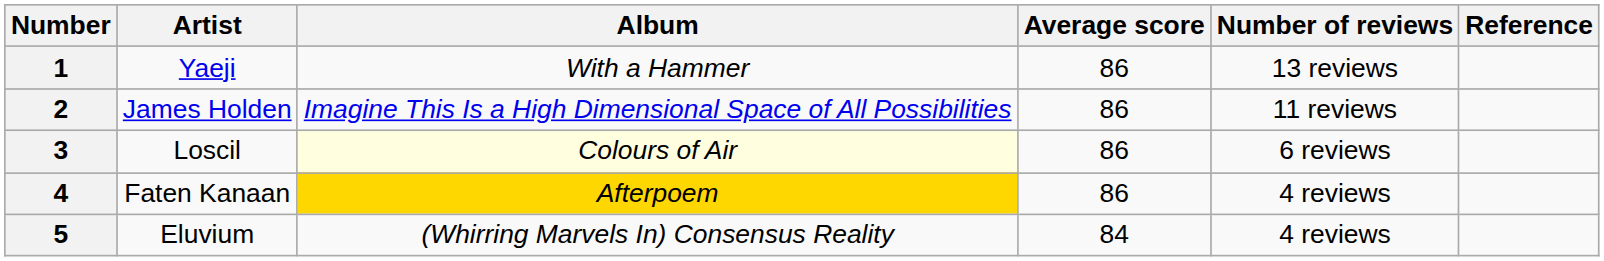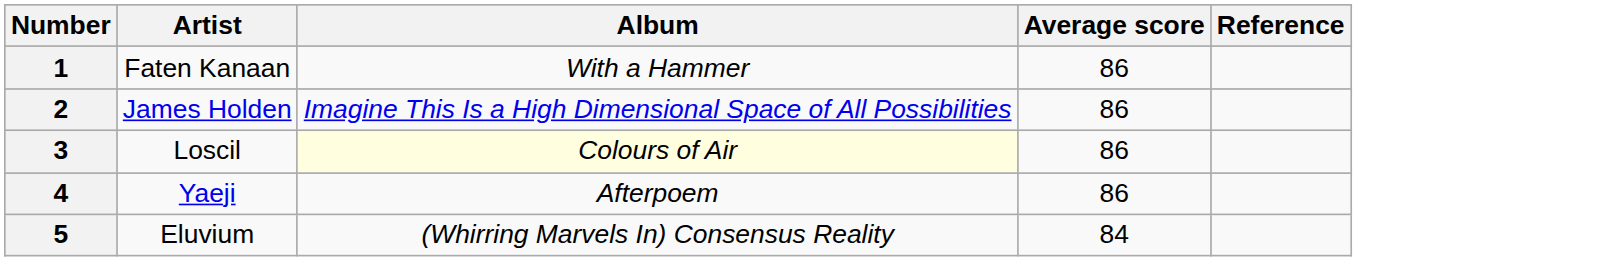- column: (1335, 25)
(207, 67) Yaeji -> (207, 67) Faten Kanaan
(207, 192) Faten Kanaan -> (207, 192) Yaeji
(658, 192) gold background -> (658, 192) no background
